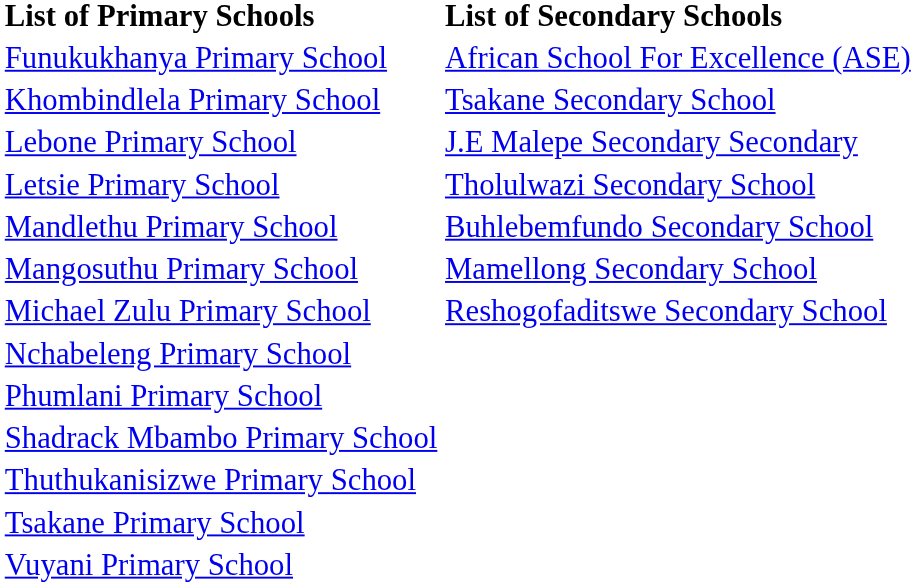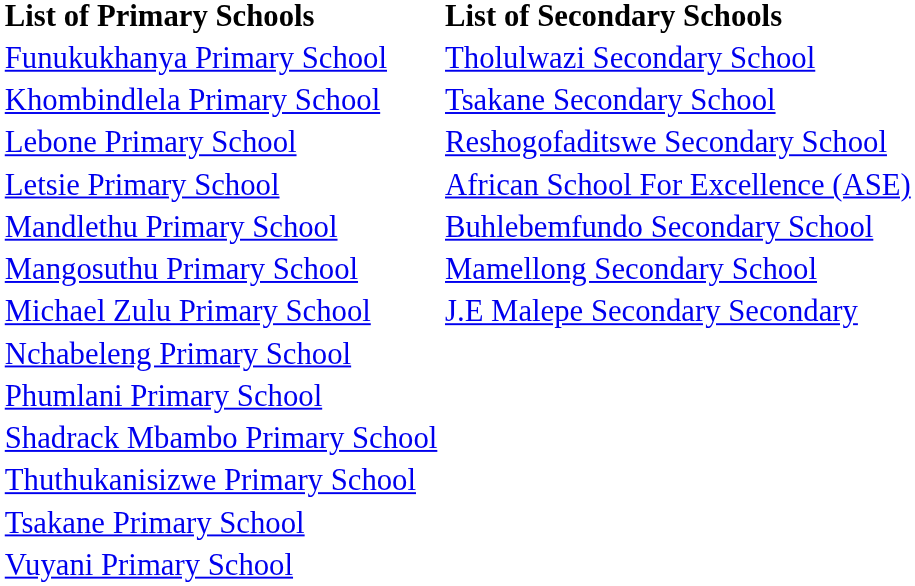(678, 57) African School For Excellence (ASE) -> (630, 57) Tholulwazi Secondary School
(651, 142) J.E Malepe Secondary Secondary -> (666, 142) Reshogofaditswe Secondary School
(630, 184) Tholulwazi Secondary School -> (678, 184) African School For Excellence (ASE)
(666, 311) Reshogofaditswe Secondary School -> (651, 311) J.E Malepe Secondary Secondary
